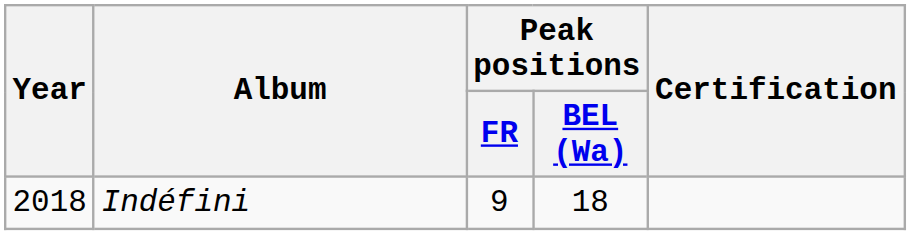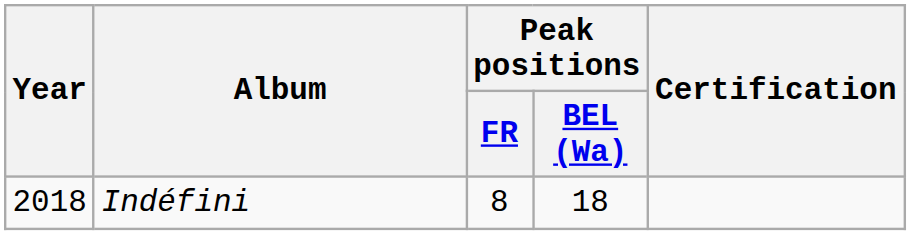(499, 203) 9 -> (499, 203) 8
